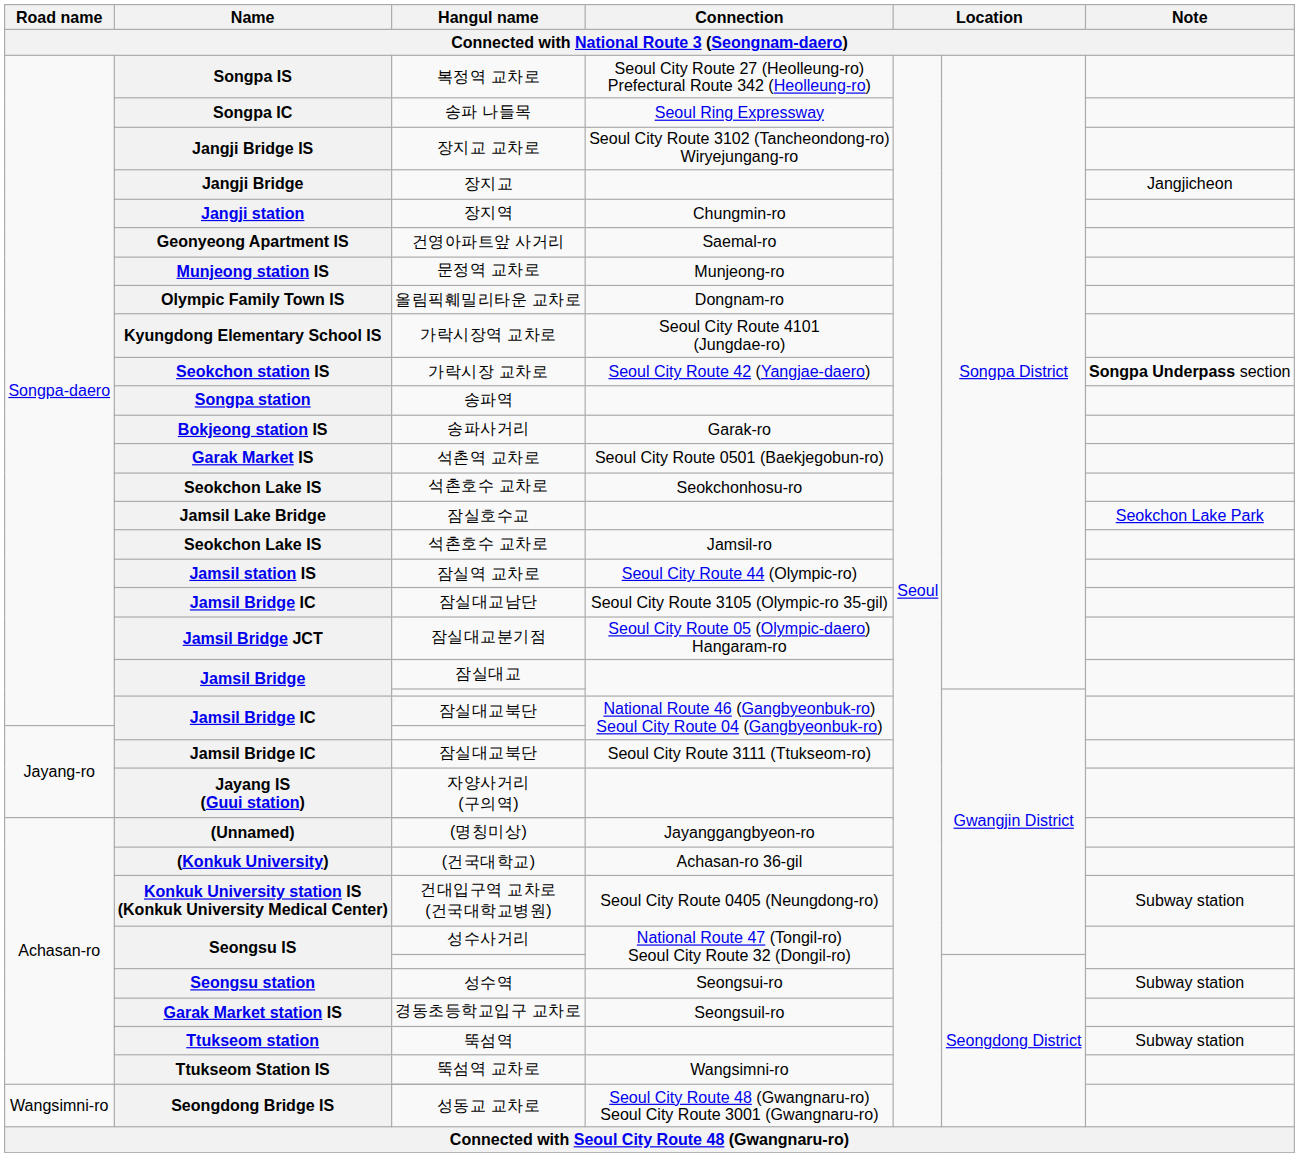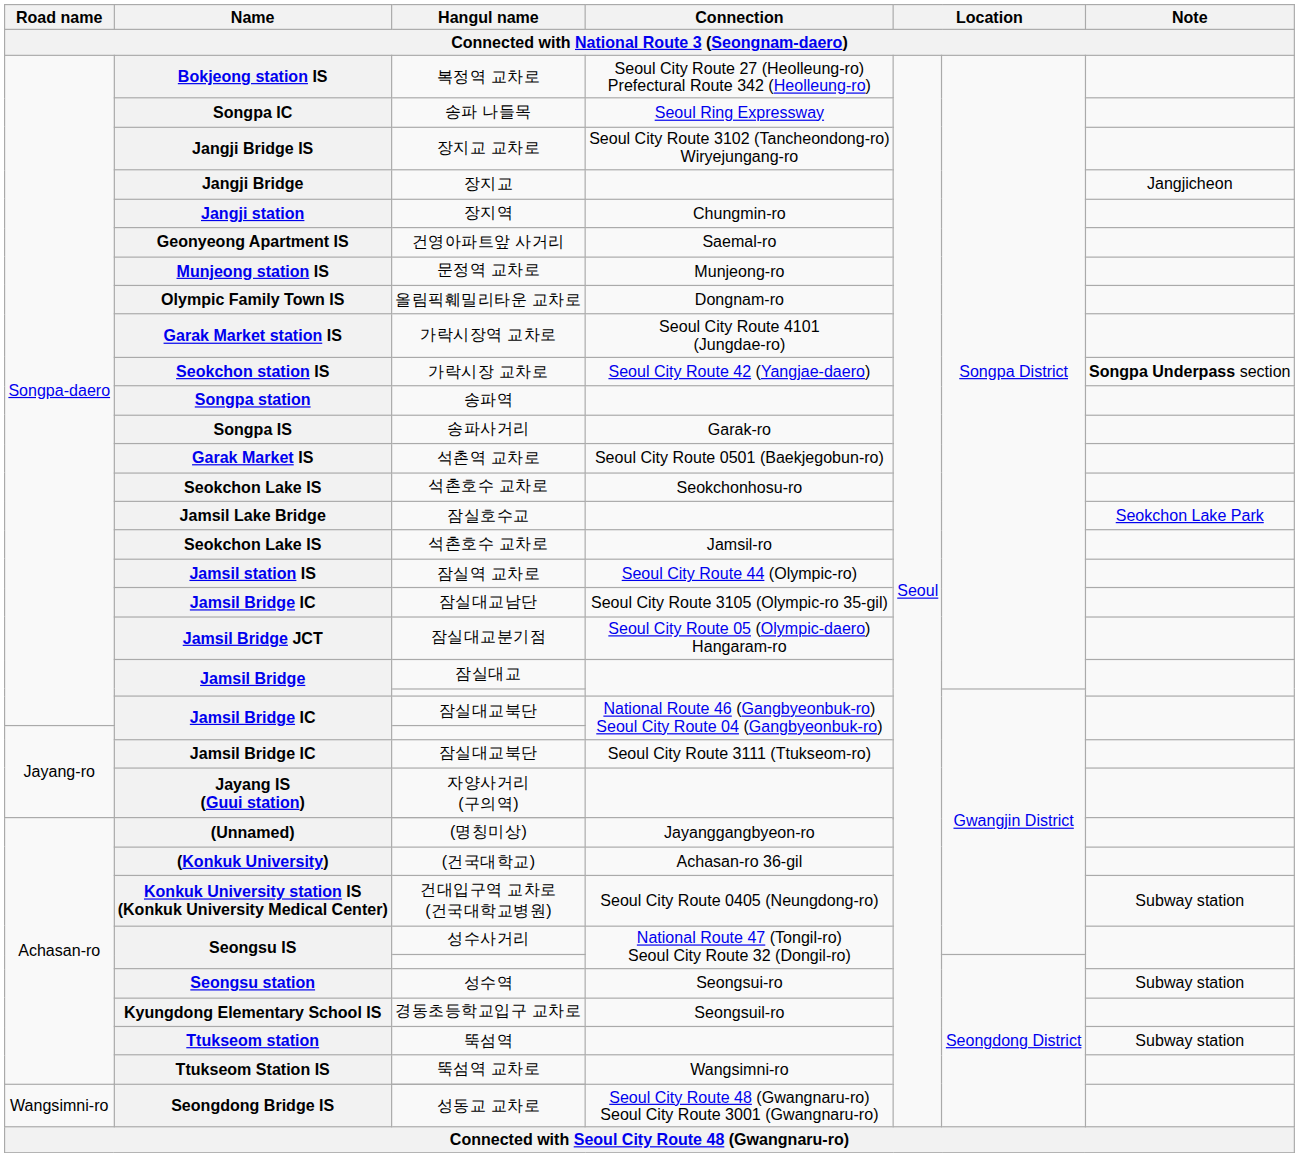(253, 76) Songpa IS -> (253, 76) Bokjeong station IS
(253, 335) Kyungdong Elementary School IS -> (253, 335) Garak Market station IS
(253, 429) Bokjeong station IS -> (253, 429) Songpa IS
(253, 1012) Garak Market station IS -> (253, 1012) Kyungdong Elementary School IS
